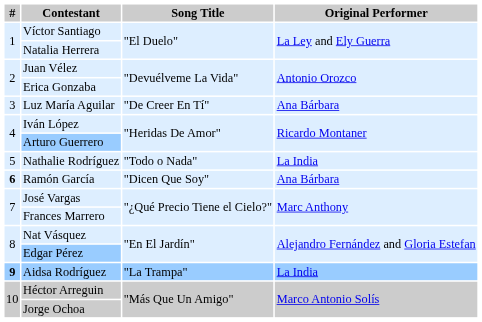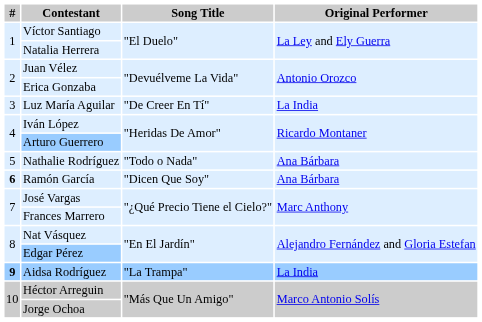(308, 105) Ana Bárbara -> (297, 105) La India
(297, 160) La India -> (308, 160) Ana Bárbara
